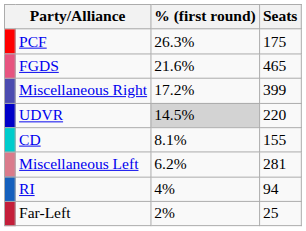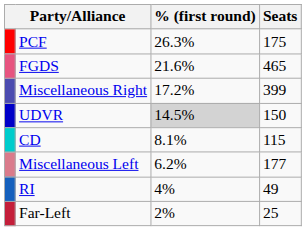(275, 115) 220 -> (275, 115) 150
(275, 139) 155 -> (274, 139) 115
(275, 164) 281 -> (275, 164) 177
(271, 189) 94 -> (271, 189) 49
